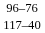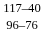rows swapped: (22, 25) <-> (22, 7)
